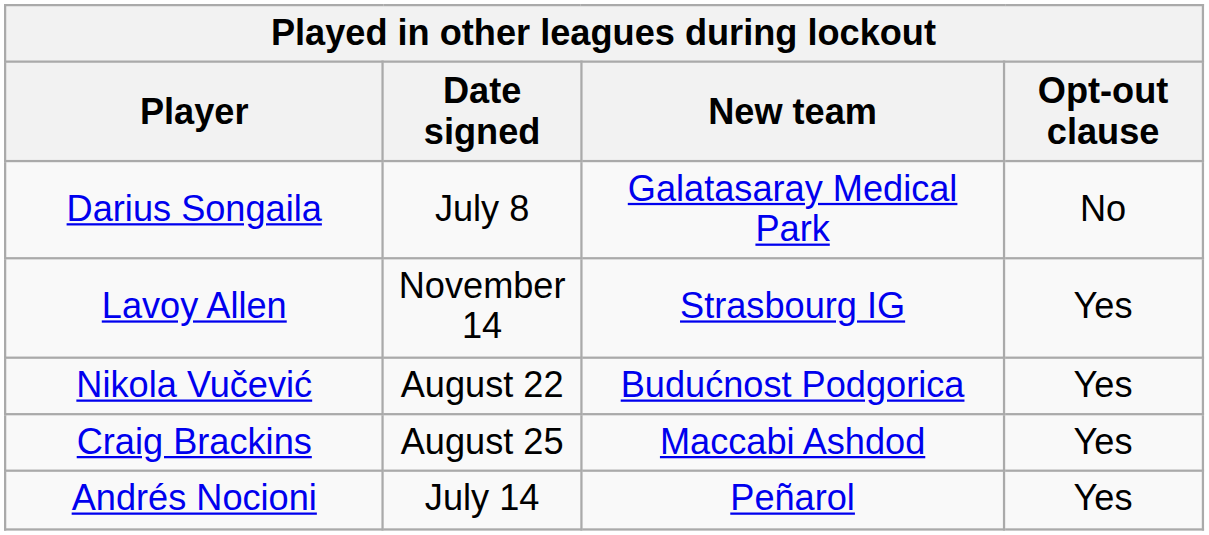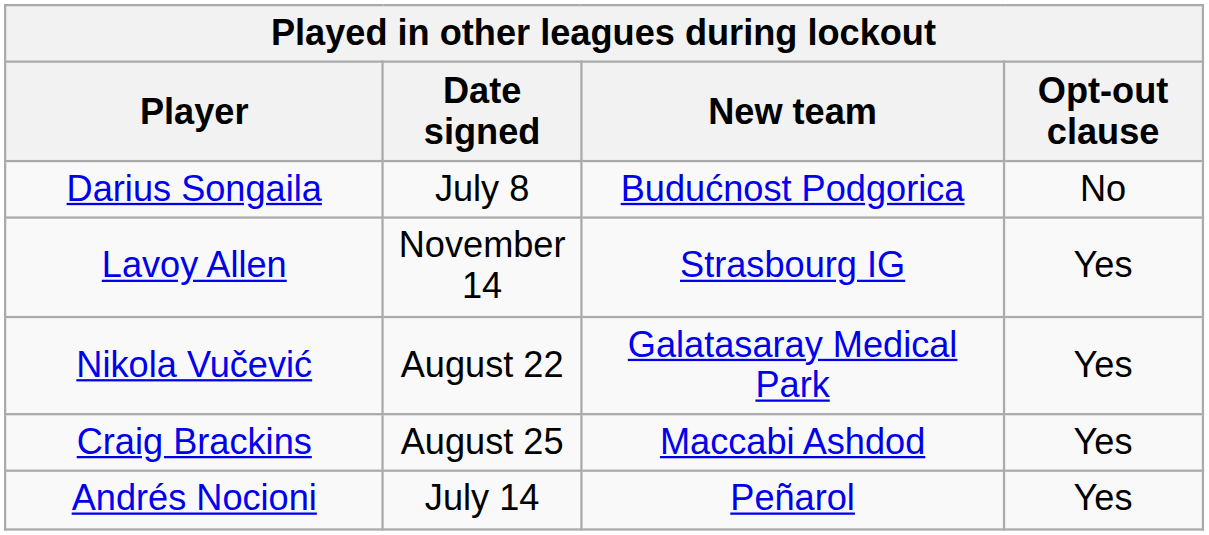(793, 208) Galatasaray Medical Park -> (793, 188) Budućnost Podgorica
(793, 384) Budućnost Podgorica -> (793, 364) Galatasaray Medical Park
